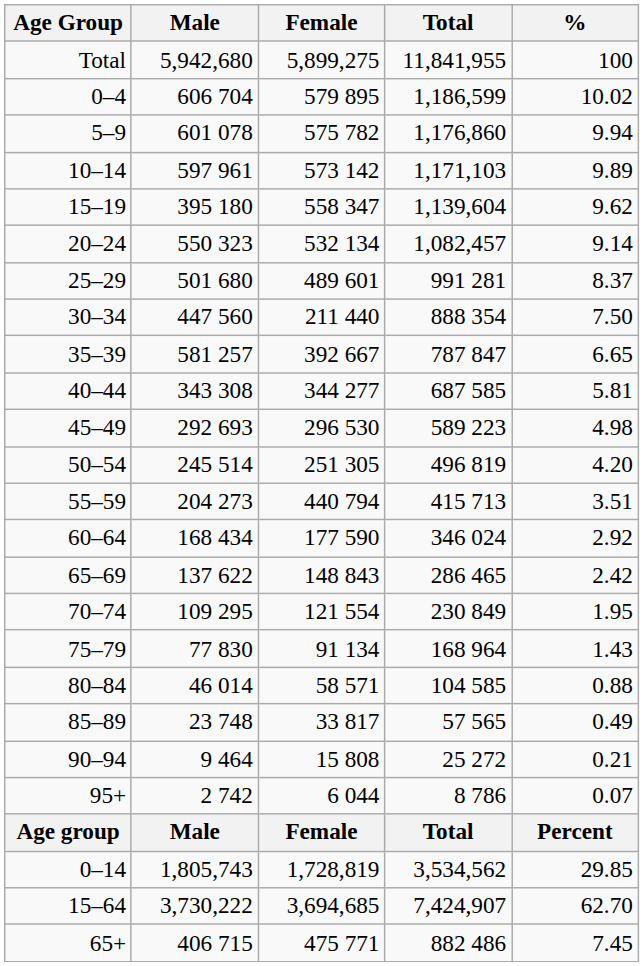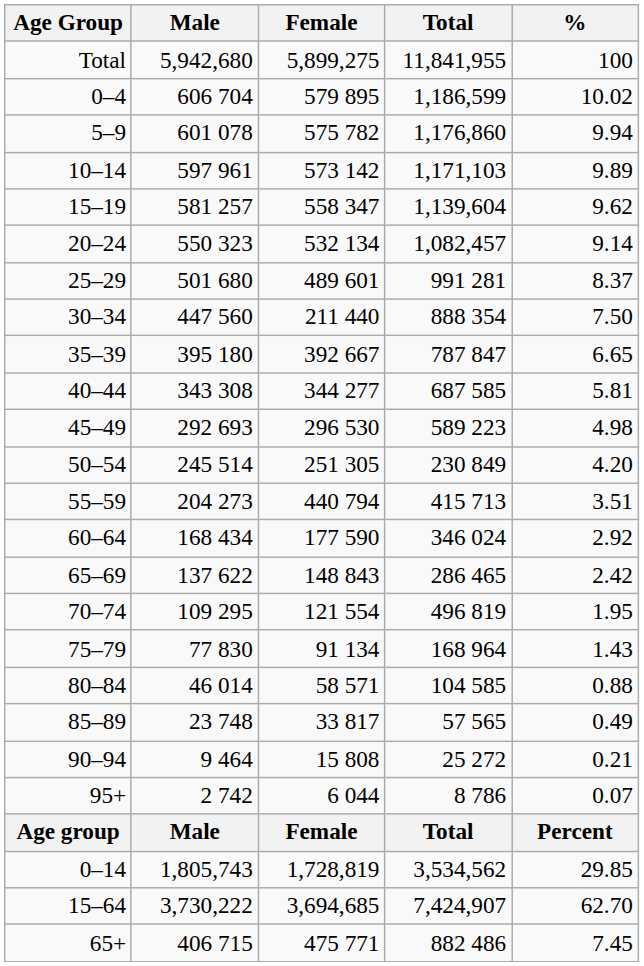(215, 206) 395 180 -> (215, 206) 581 257
(215, 354) 581 257 -> (215, 354) 395 180
(468, 464) 496 819 -> (468, 464) 230 849
(468, 611) 230 849 -> (468, 611) 496 819
